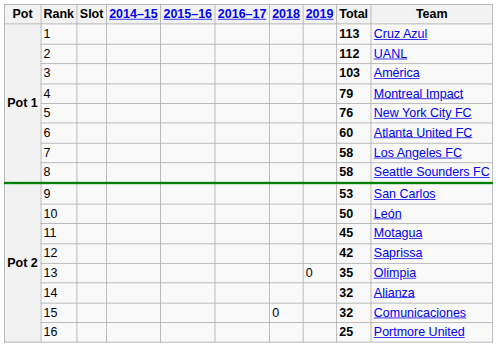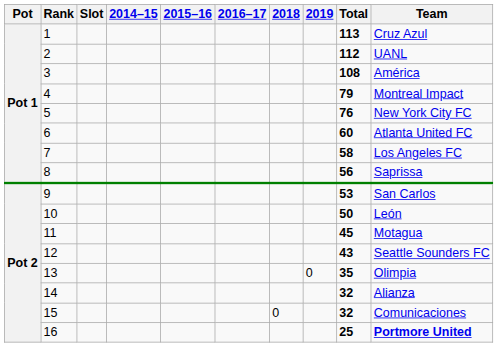(350, 73) 103 -> (350, 73) 108
(346, 172) 58 -> (346, 172) 56
(432, 172) Seattle Sounders FC -> (398, 172) Saprissa
(346, 253) 42 -> (346, 253) 43
(398, 253) Saprissa -> (432, 253) Seattle Sounders FC
(419, 332) normal -> (423, 332) bold
